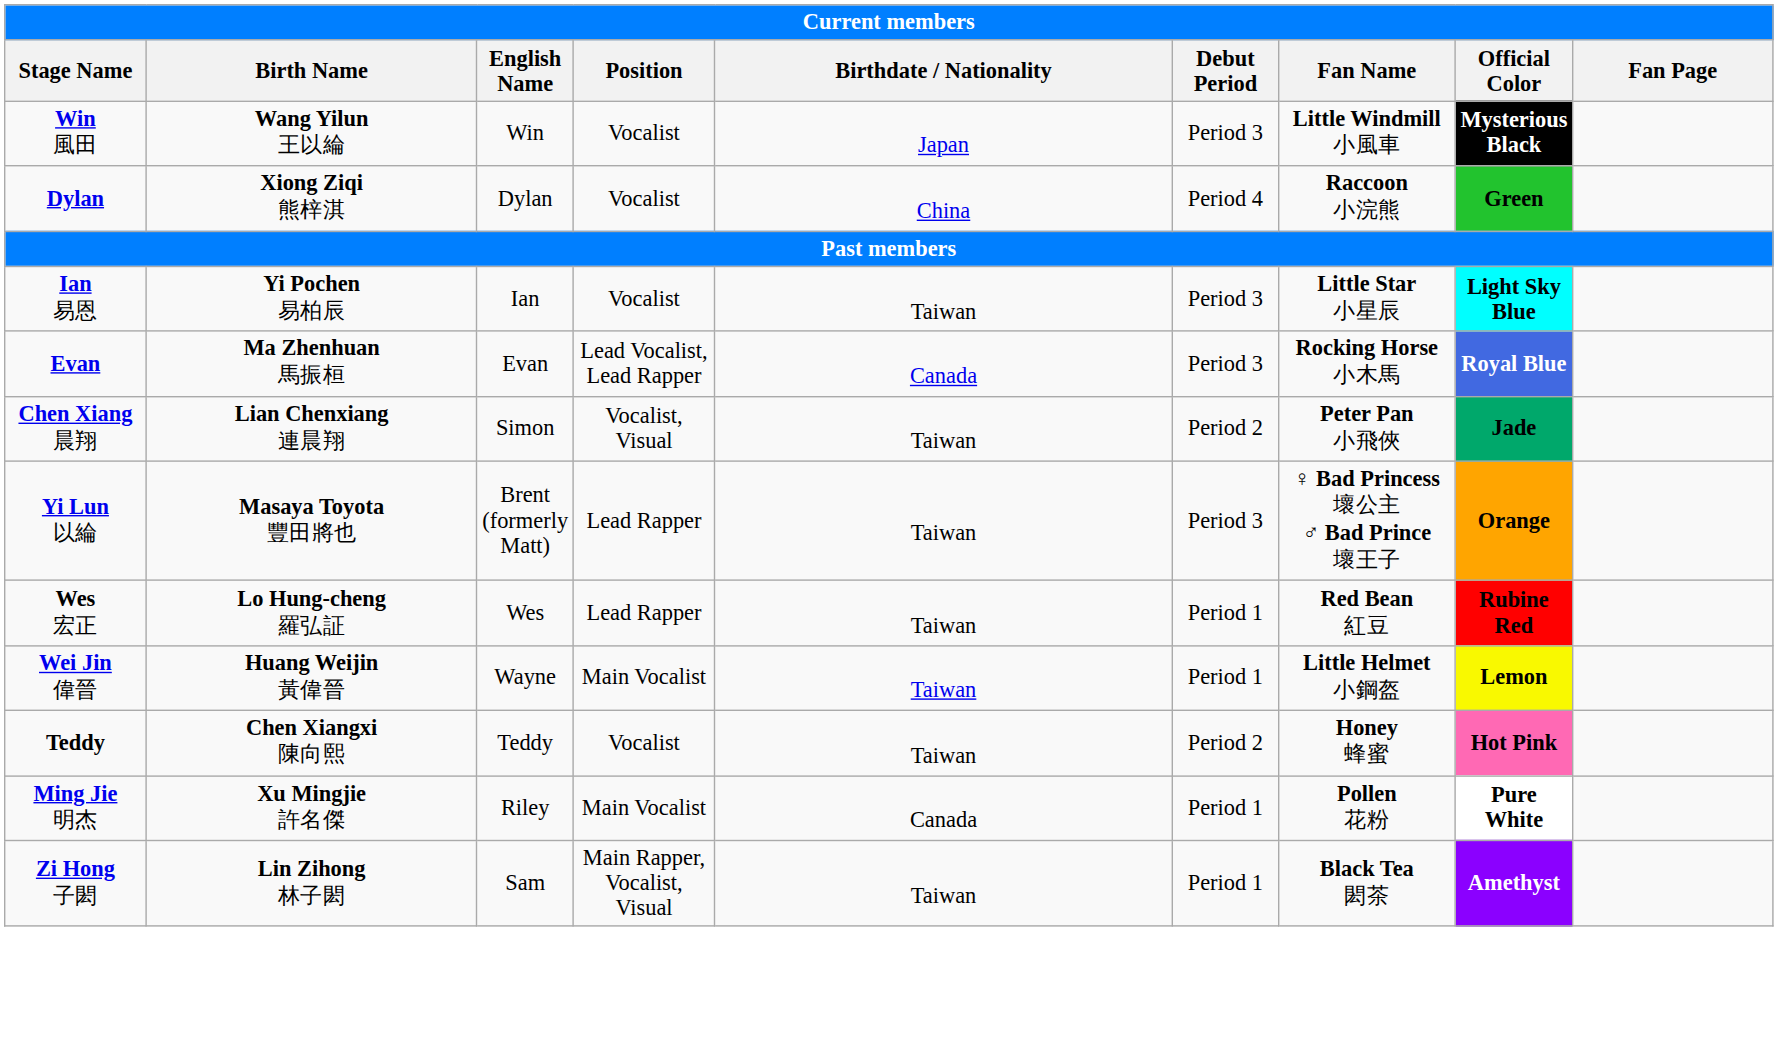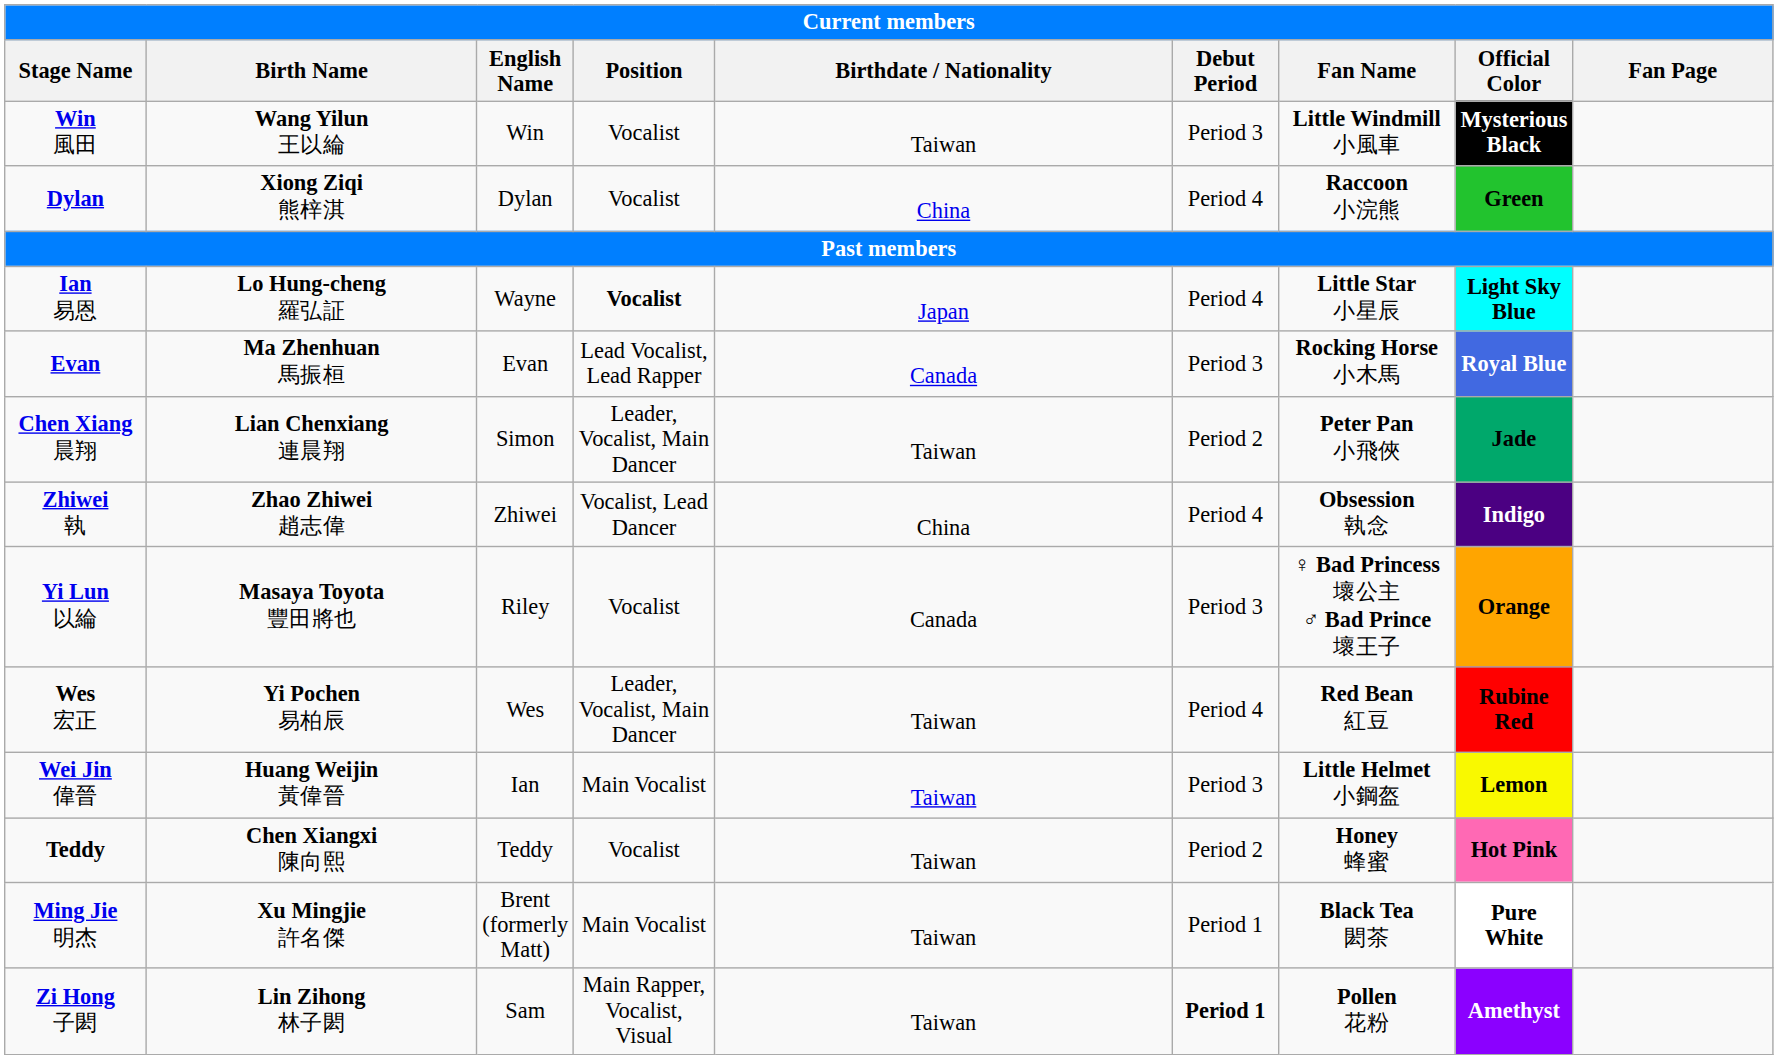(944, 145) Japan -> (944, 145) Taiwan
(312, 297) Yi Pochen 易柏辰 -> (312, 297) Lo Hung-cheng 羅弘証
(525, 298) Ian -> (525, 298) Wayne
(644, 298) normal -> (644, 298) bold
(944, 311) Taiwan -> (944, 311) Japan
(1225, 298) Period 3 -> (1225, 298) Period 4
(644, 428) Vocalist, Visual -> (644, 438) Leader, Vocalist, Main Dancer
+ row: (75, 512)
(525, 520) Brent (formerly Matt) -> (525, 606) Riley
(644, 520) Lead Rapper -> (644, 606) Vocalist
(944, 533) Taiwan -> (944, 619) Canada
(312, 611) Lo Hung-cheng 羅弘証 -> (312, 707) Yi Pochen 易柏辰
(644, 612) Lead Rapper -> (644, 709) Leader, Vocalist, Main Dancer
(1225, 612) Period 1 -> (1225, 709) Period 4
(525, 677) Wayne -> (525, 784) Ian
(1225, 677) Period 1 -> (1225, 784) Period 3
(525, 807) Riley -> (525, 925) Brent (formerly Matt)
(944, 820) Canada -> (944, 937) Taiwan
(1367, 806) Pollen 花粉 -> (1367, 923) Black Tea 閎茶
(1225, 883) normal -> (1225, 1011) bold
(1367, 881) Black Tea 閎茶 -> (1367, 1009) Pollen 花粉
